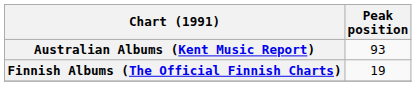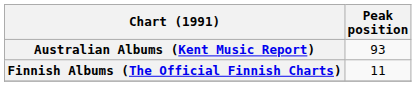(378, 70) 19 -> (378, 70) 11
